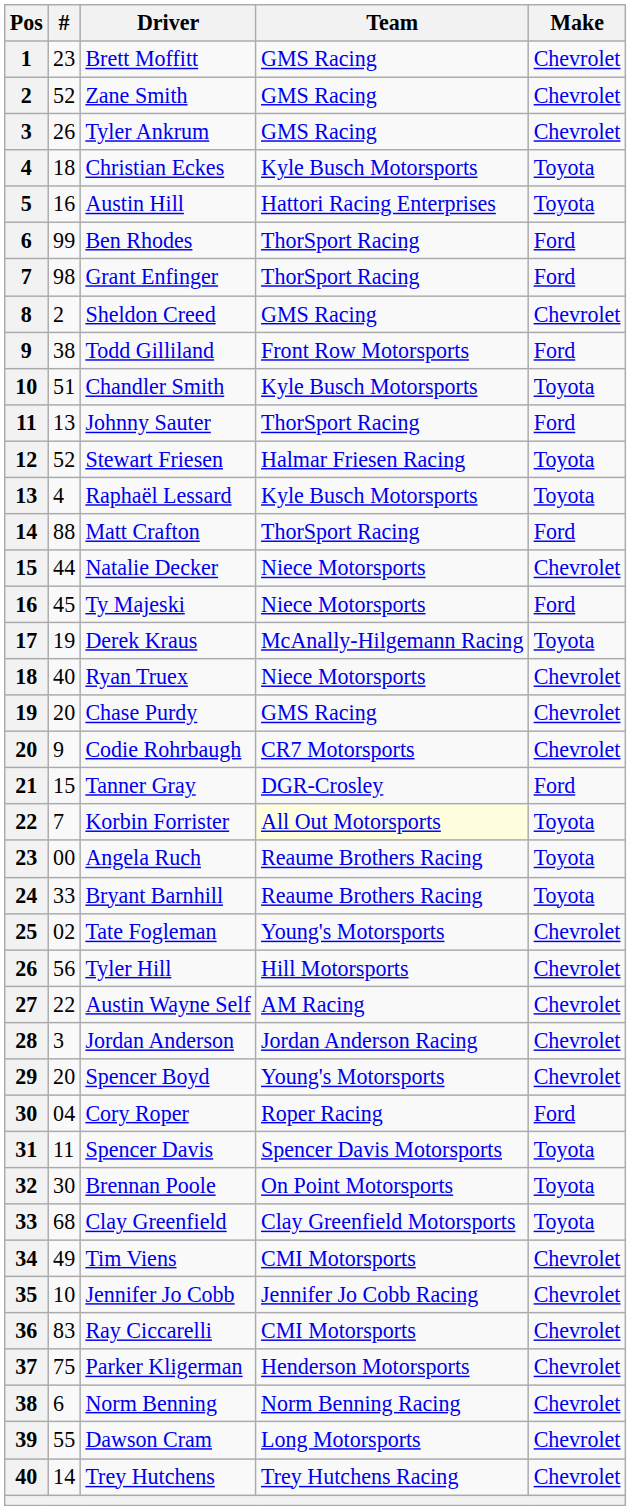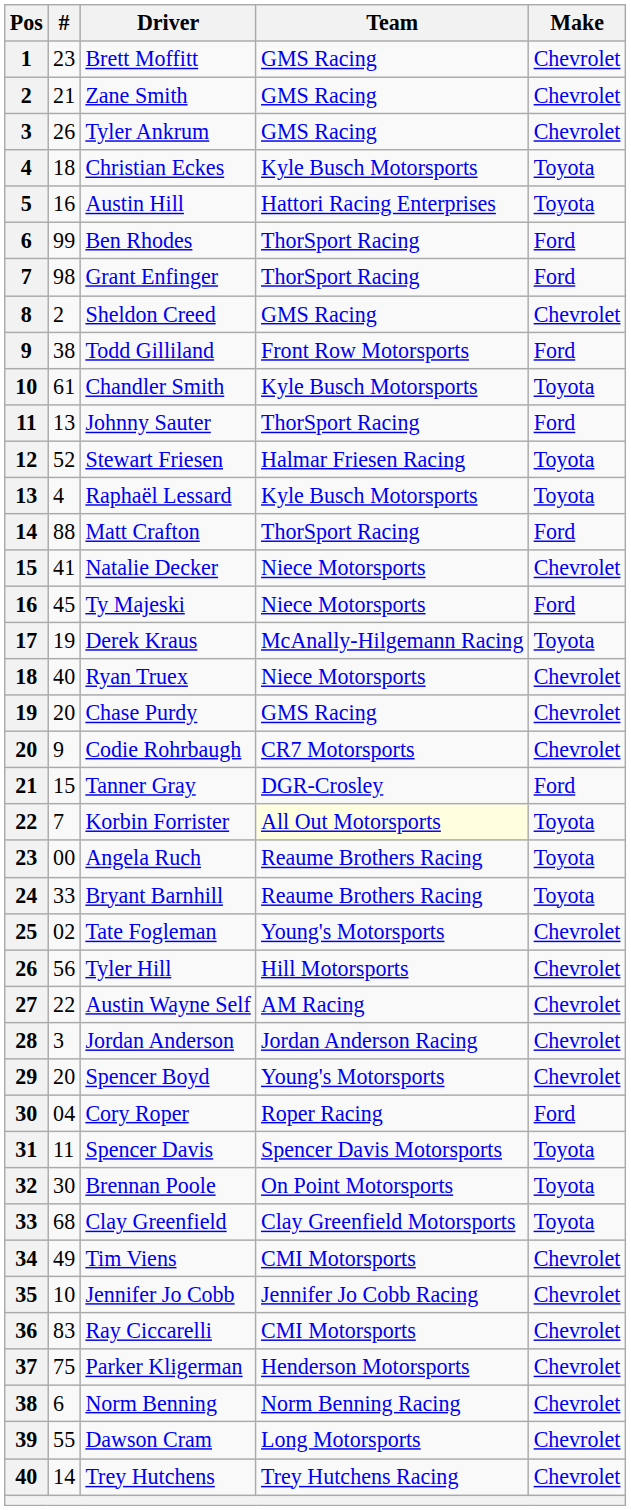(64, 95) 52 -> (64, 95) 21
(64, 386) 51 -> (64, 386) 61
(64, 567) 44 -> (64, 567) 41
